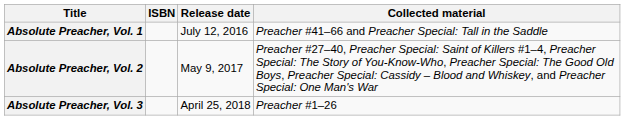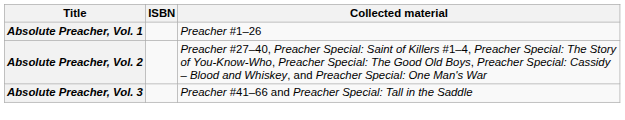- column: (216, 13)
(402, 31) Preacher #41–66 and Preacher Special: Tall in the Saddle -> (221, 31) Preacher #1–26
(296, 105) Preacher #1–26 -> (327, 93) Preacher #41–66 and Preacher Special: Tall in the Saddle
